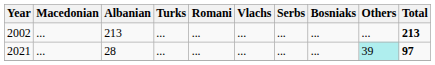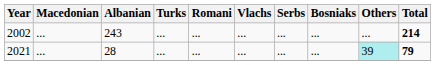(113, 32) 213 -> (113, 32) 243
(411, 32) 213 -> (411, 32) 214
(408, 51) 97 -> (408, 51) 79
